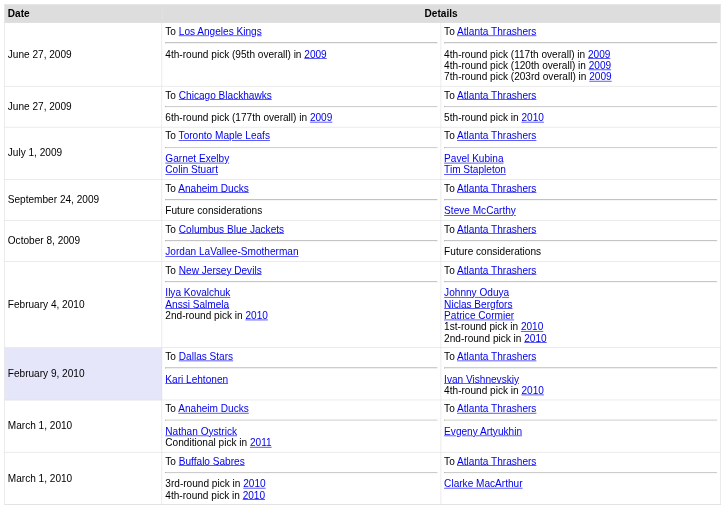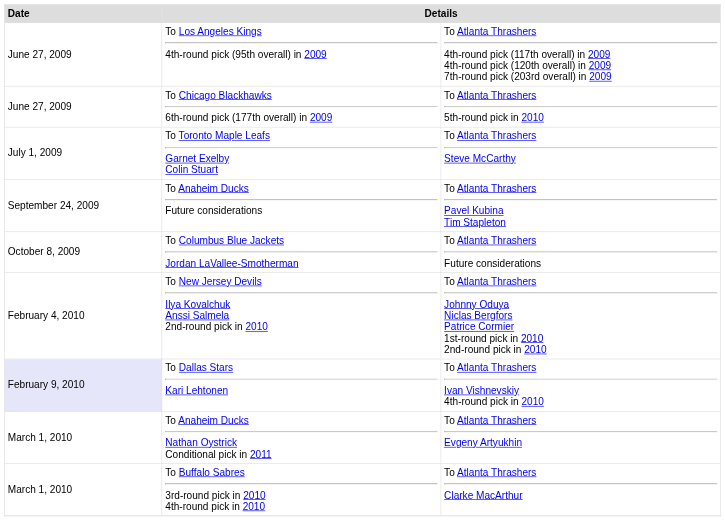(581, 153) To Atlanta Thrashers Pavel Kubina Tim Stapleton -> (581, 147) To Atlanta Thrashers Steve McCarthy
(581, 200) To Atlanta Thrashers Steve McCarthy -> (581, 205) To Atlanta Thrashers Pavel Kubina Tim Stapleton
